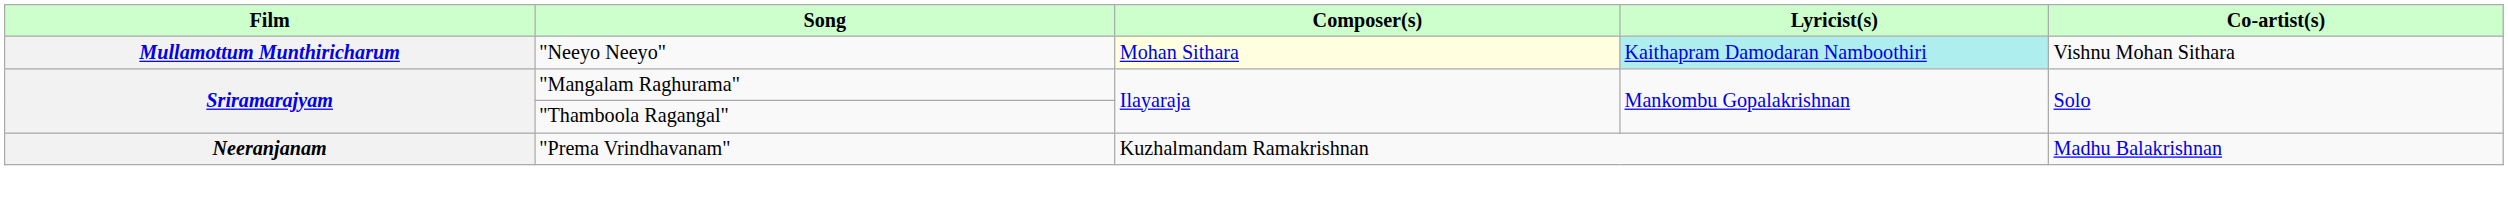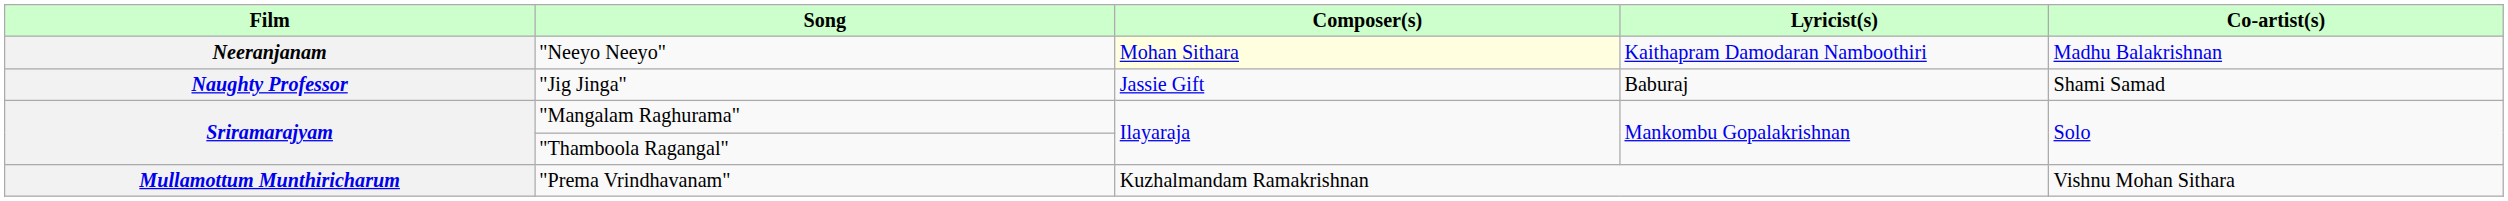(270, 52) Mullamottum Munthiricharum -> (270, 52) Neeranjanam
(1776, 52) paleturquoise background -> (1776, 52) no background
(2144, 52) Vishnu Mohan Sithara -> (2138, 52) Madhu Balakrishnan
+ row: (583, 84)
(270, 148) Neeranjanam -> (270, 180) Mullamottum Munthiricharum
(2138, 148) Madhu Balakrishnan -> (2144, 180) Vishnu Mohan Sithara
